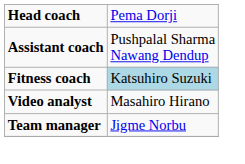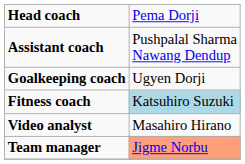+ row: (67, 78)
(148, 124) no background -> (170, 147) lightsalmon background
